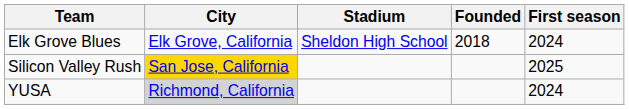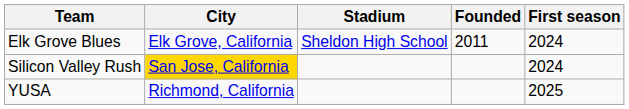(472, 41) 2018 -> (472, 41) 2011
(546, 66) 2025 -> (546, 66) 2024
(221, 91) lightgrey background -> (221, 91) no background
(546, 91) 2024 -> (546, 91) 2025
